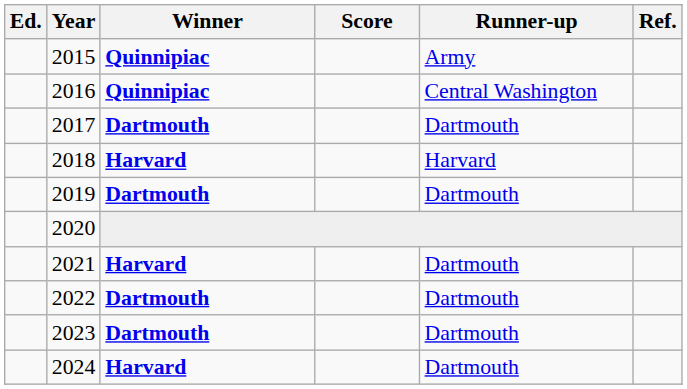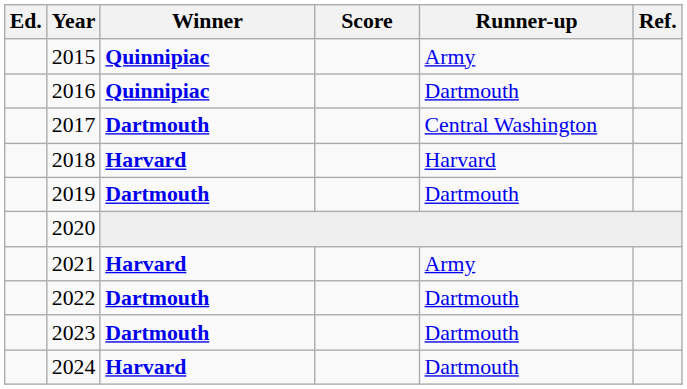(511, 90) Central Washington -> (472, 90) Dartmouth
(472, 125) Dartmouth -> (511, 125) Central Washington
(472, 263) Dartmouth -> (450, 263) Army
